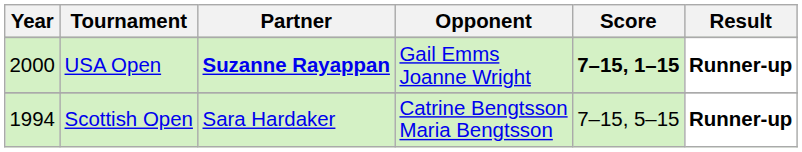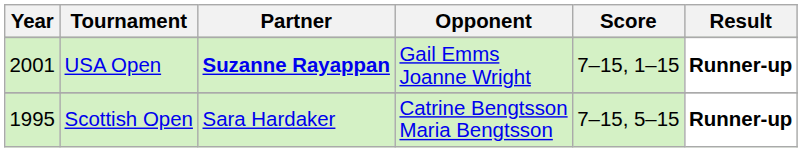(32, 65) 2000 -> (32, 65) 2001
(628, 65) bold -> (628, 65) normal
(32, 120) 1994 -> (32, 120) 1995
